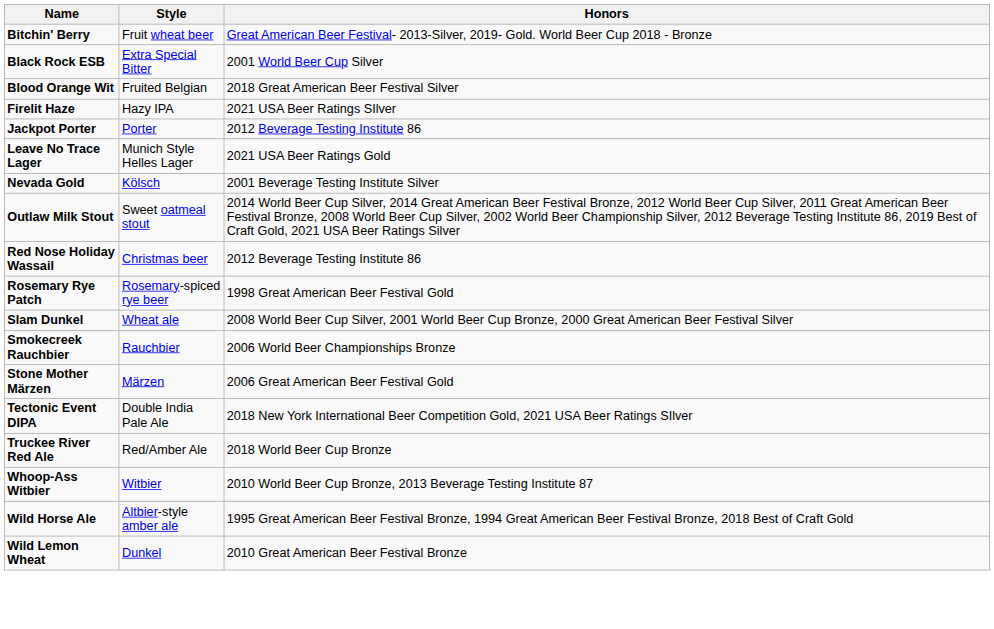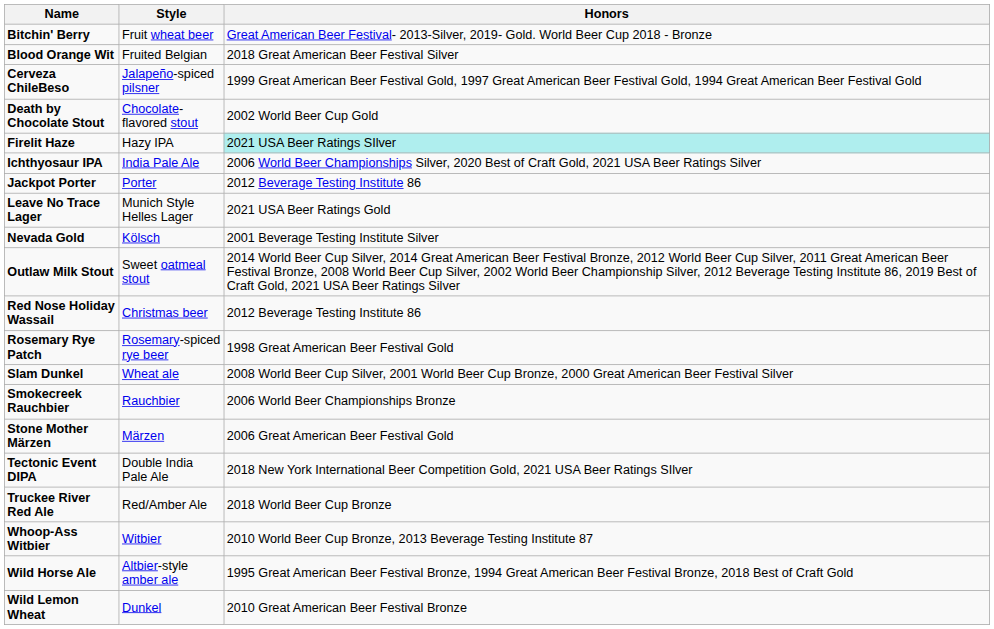- row: (56, 61)
+ row: (38, 81)
+ row: (56, 116)
(311, 108) no background -> (311, 143) paleturquoise background
+ row: (55, 163)
